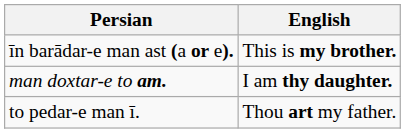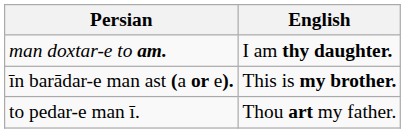rows swapped: (88, 81) <-> (121, 50)
